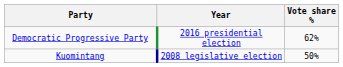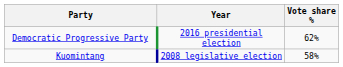(311, 56) 50% -> (311, 56) 58%
